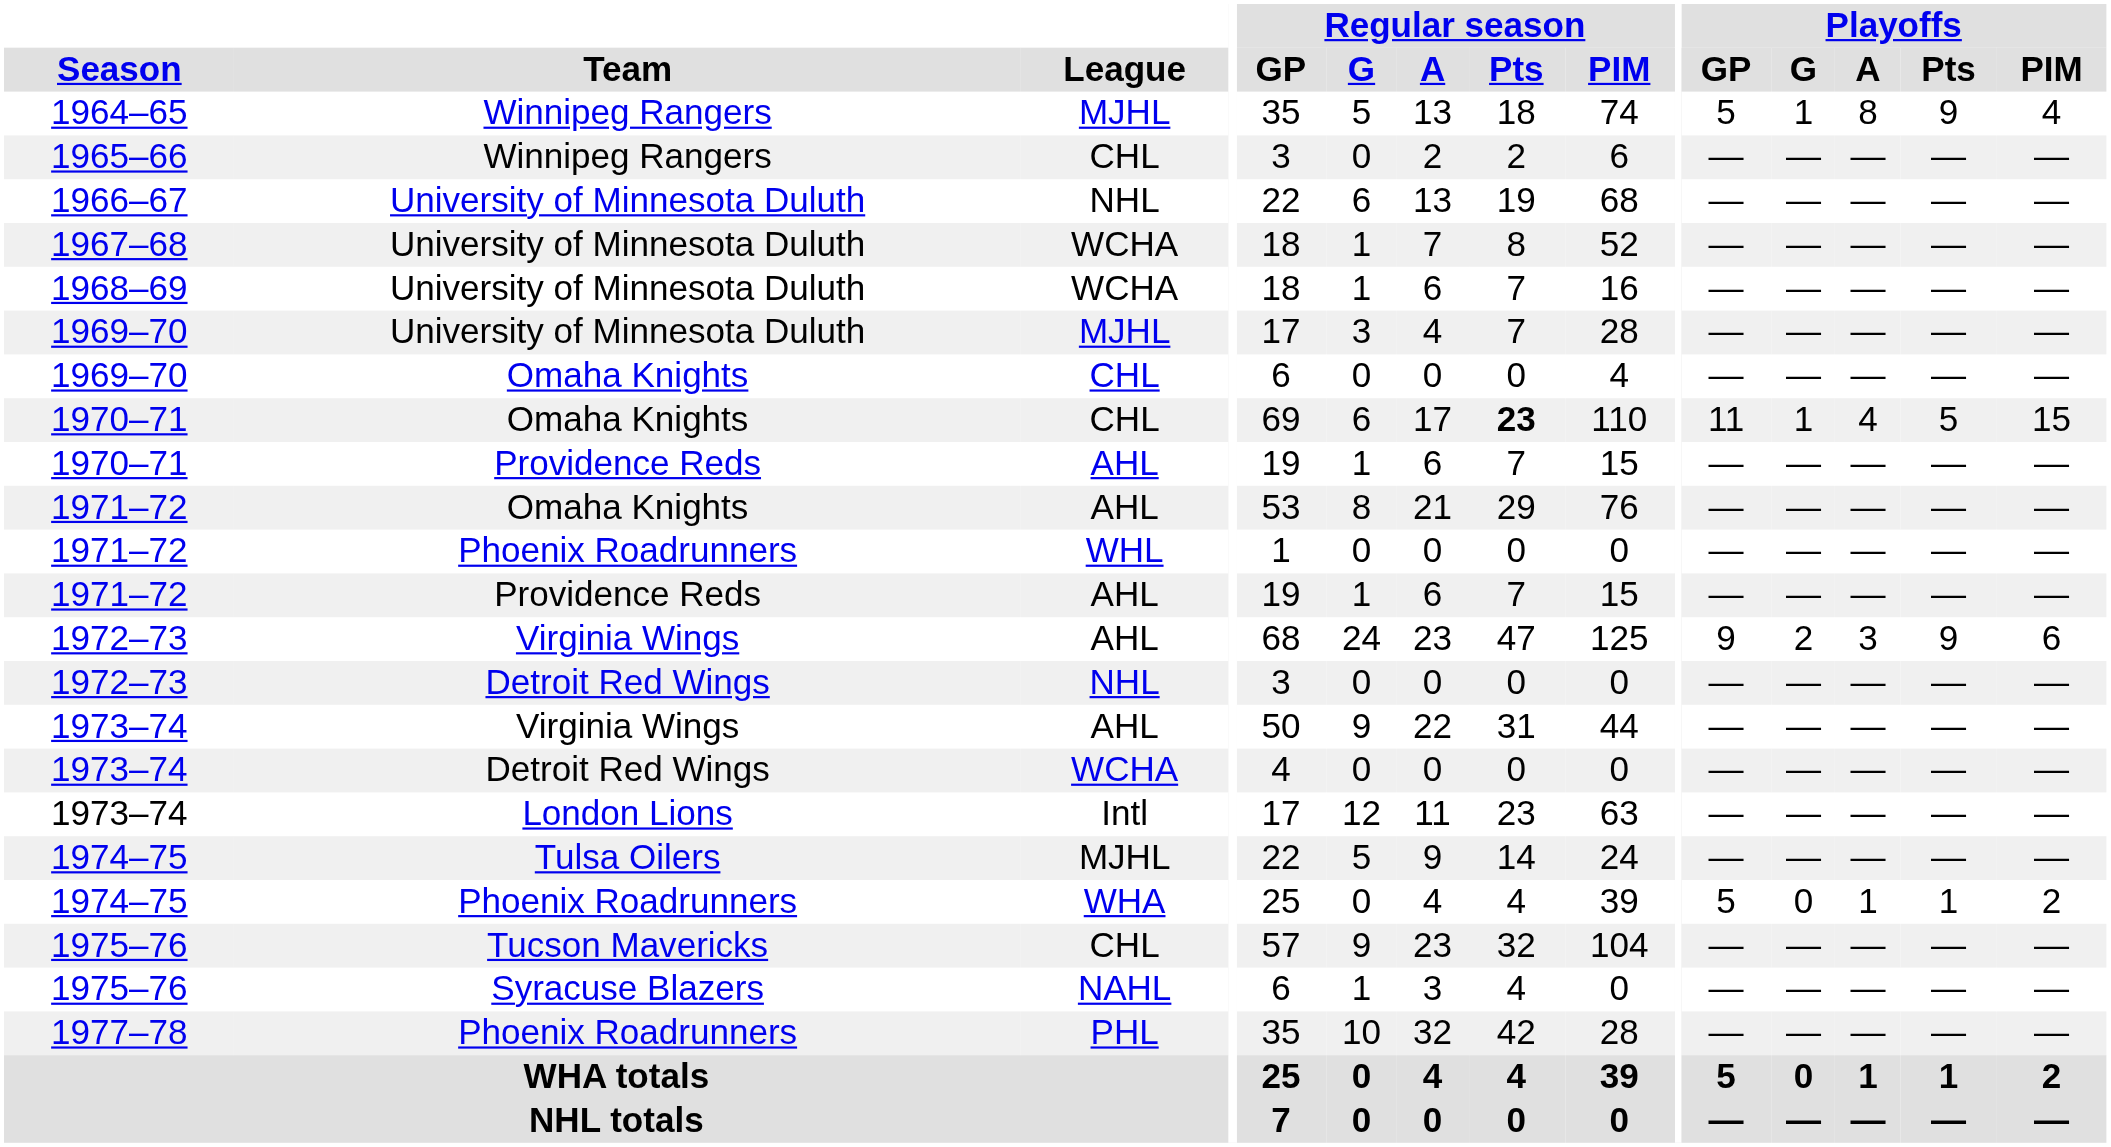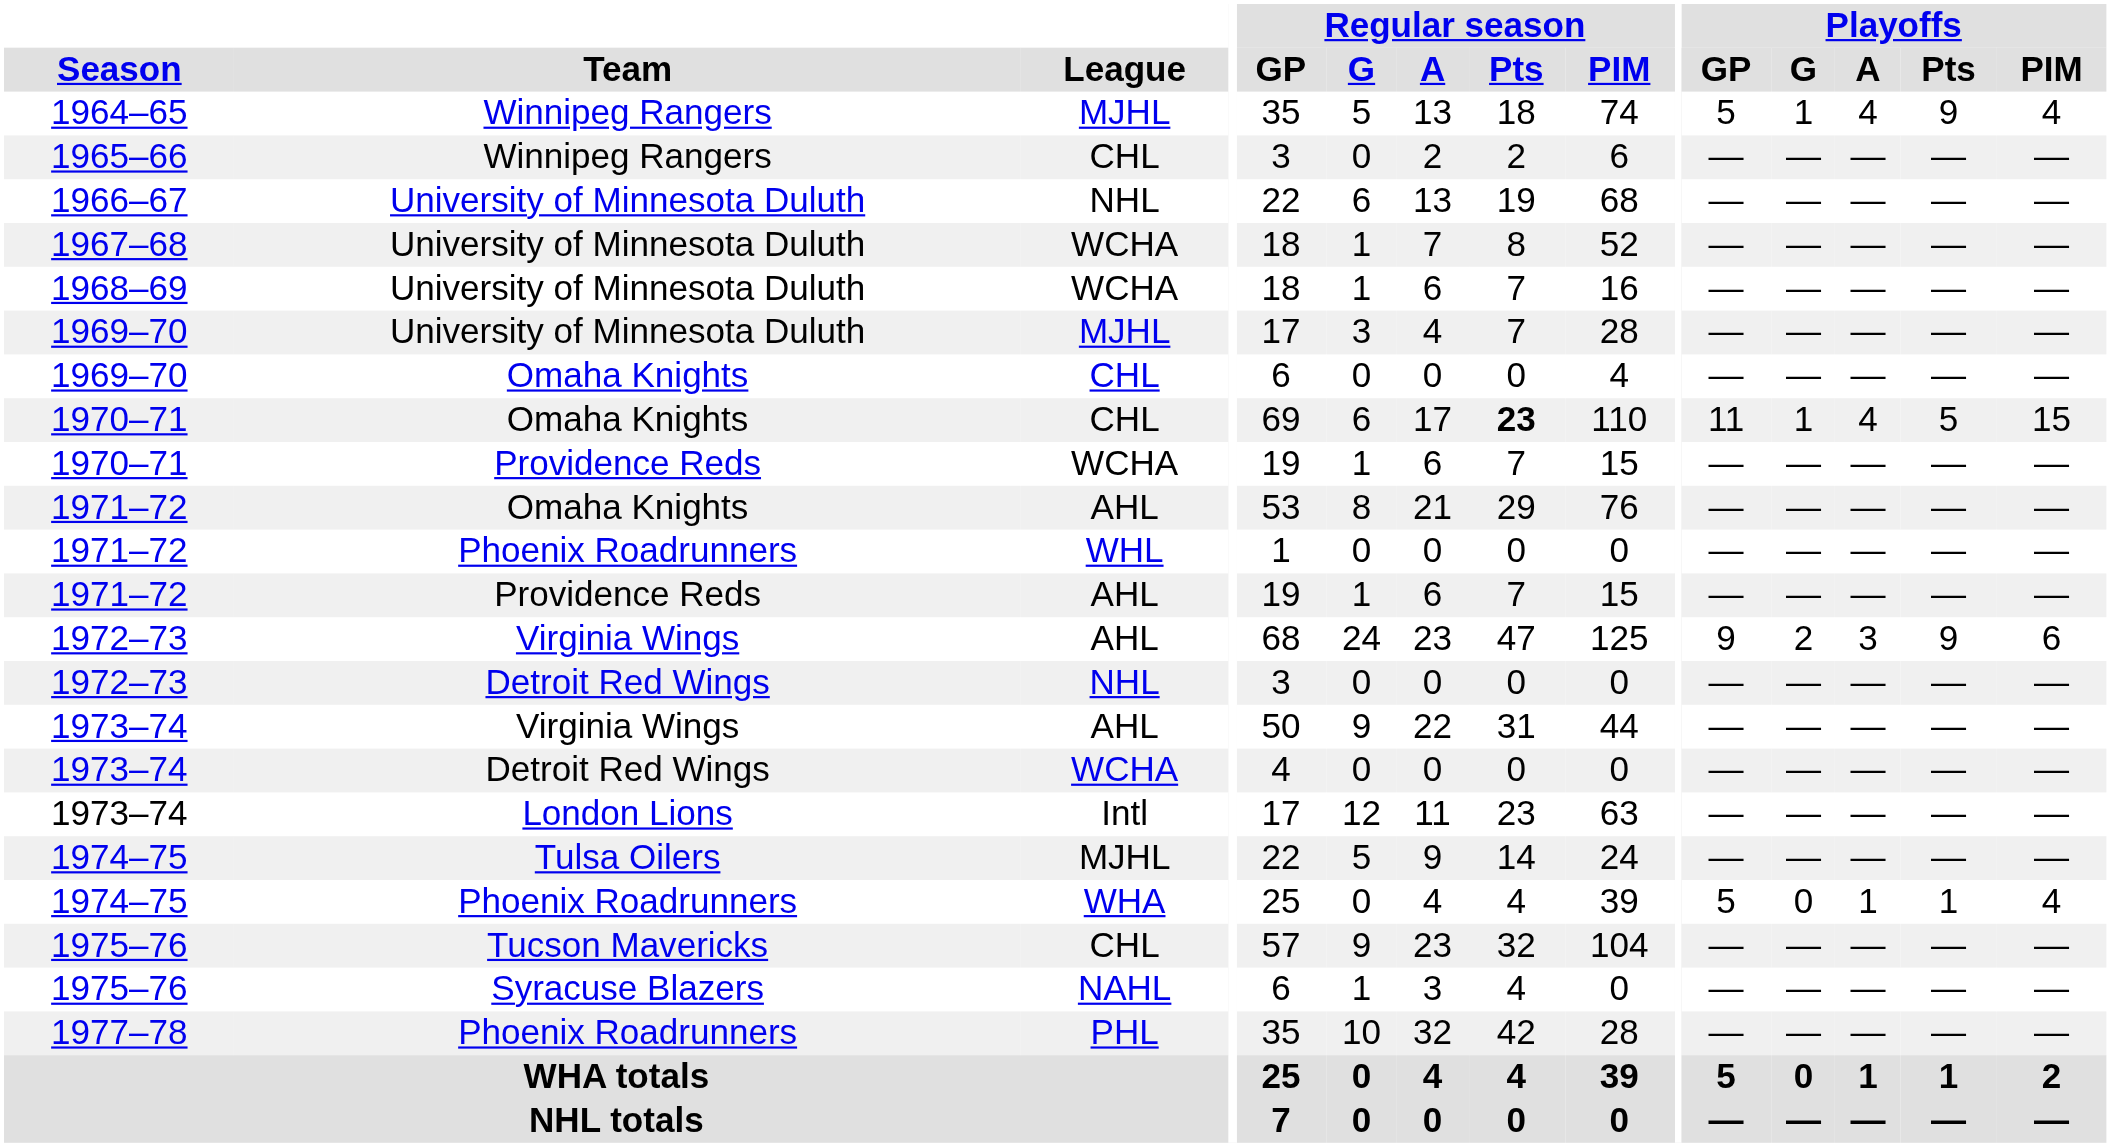(1868, 112) 8 -> (1868, 112) 4
(1125, 463) AHL -> (1125, 463) WCHA
(2052, 901) 2 -> (2052, 901) 4
